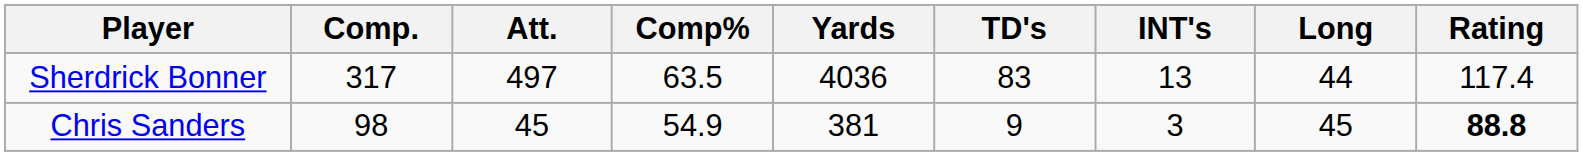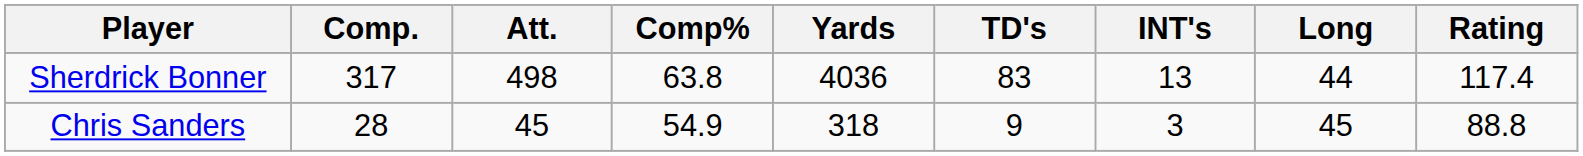(532, 77) 497 -> (532, 77) 498
(693, 77) 63.5 -> (693, 77) 63.8
(371, 126) 98 -> (371, 126) 28
(853, 126) 381 -> (853, 126) 318
(1497, 126) bold -> (1497, 126) normal
